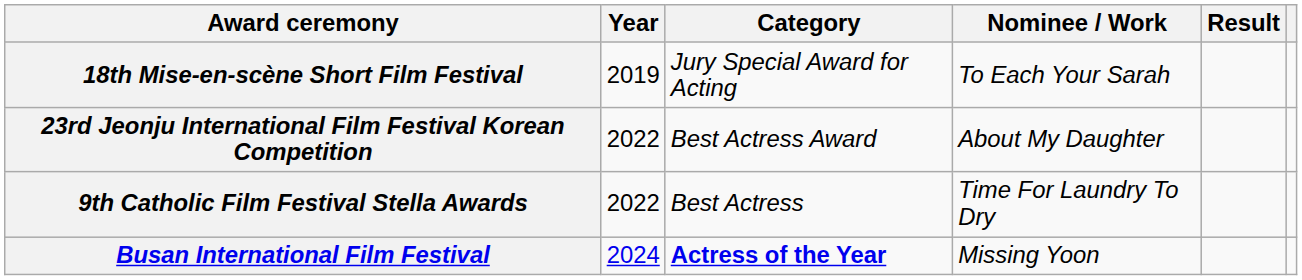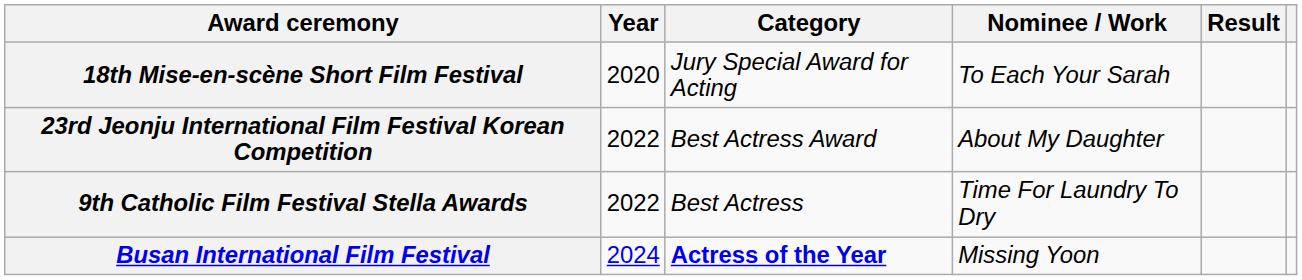(633, 74) 2019 -> (633, 74) 2020
